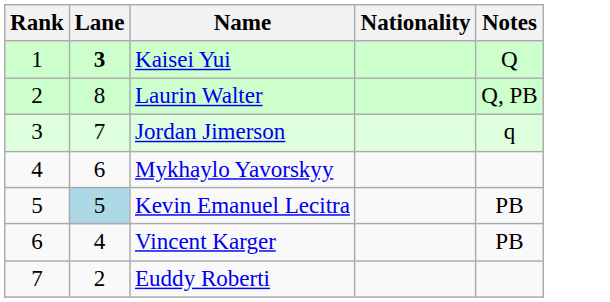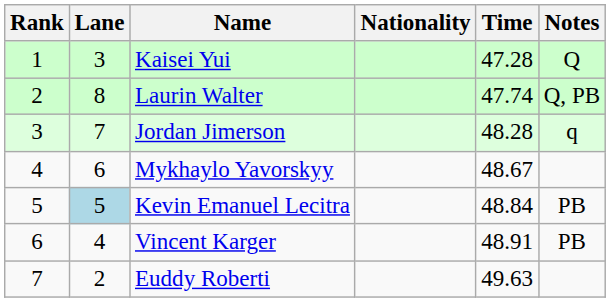+ column: (507, 22)
(99, 59) bold -> (99, 59) normal
